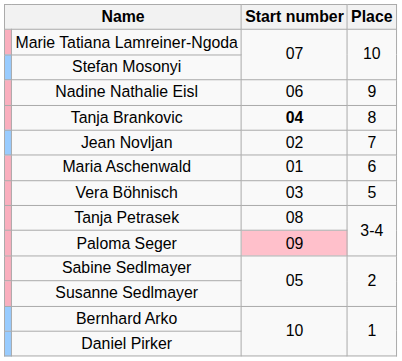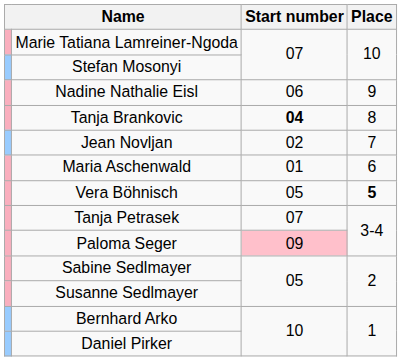(295, 192) 03 -> (295, 192) 05
(372, 192) normal -> (372, 192) bold
(295, 218) 08 -> (295, 218) 07
